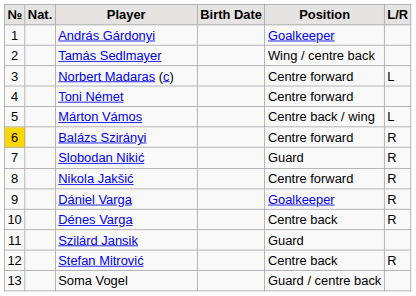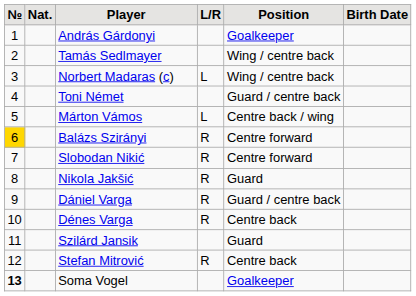columns swapped: (231, 15) <-> (398, 15)
(311, 76) Centre forward -> (280, 76) Wing / centre back
(311, 97) Centre forward -> (284, 97) Guard / centre back
(286, 158) Guard -> (270, 158) Centre forward
(311, 178) Centre forward -> (245, 178) Guard
(301, 199) Goalkeeper -> (284, 199) Guard / centre back
(15, 281) normal -> (15, 281) bold
(325, 281) Guard / centre back -> (260, 281) Goalkeeper
